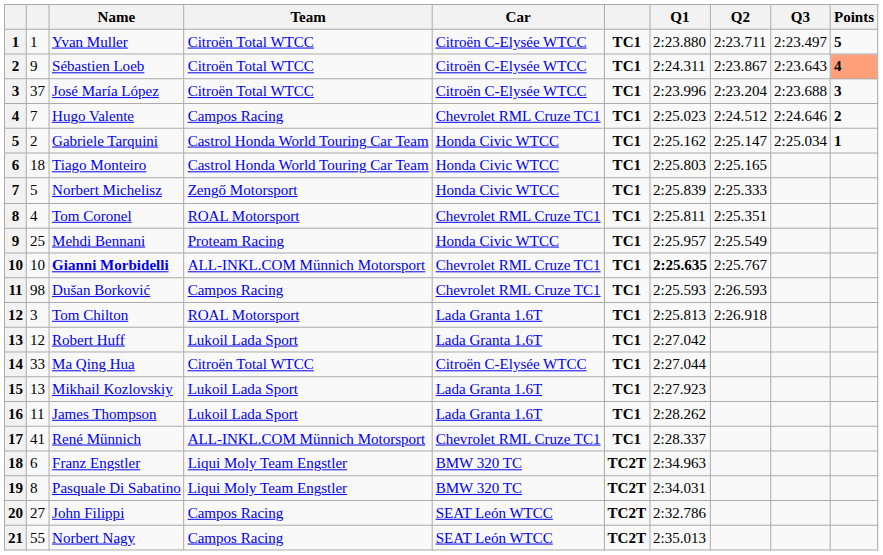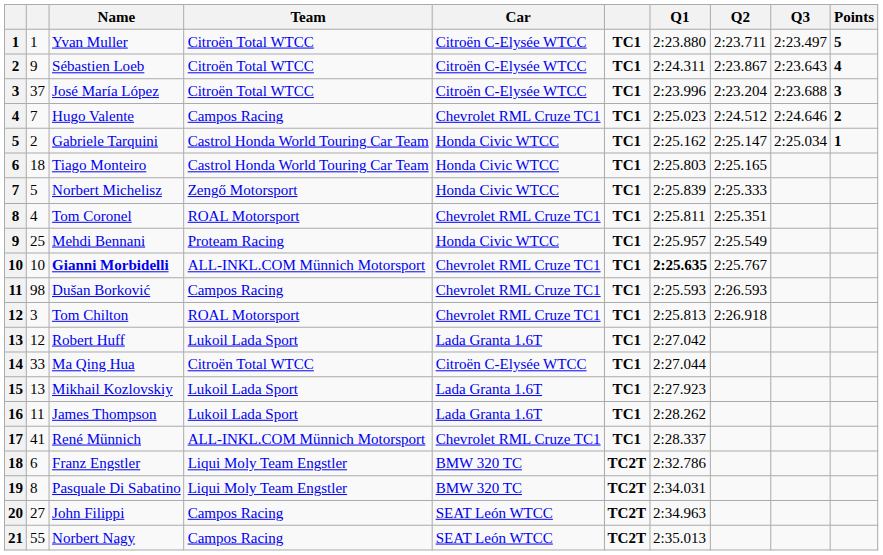(838, 66) lightsalmon background -> (838, 66) no background
(489, 314) Lada Granta 1.6T -> (518, 314) Chevrolet RML Cruze TC1
(680, 463) 2:34.963 -> (680, 463) 2:32.786
(680, 513) 2:32.786 -> (680, 513) 2:34.963
